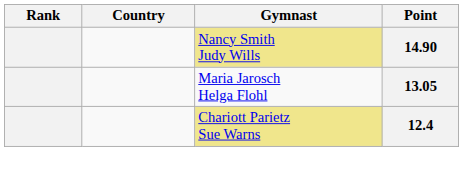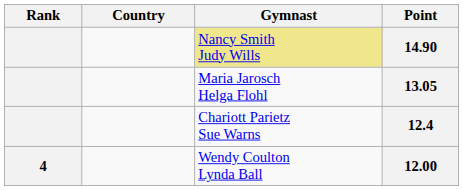(244, 126) khaki background -> (244, 126) no background
+ row: (421, 165)
